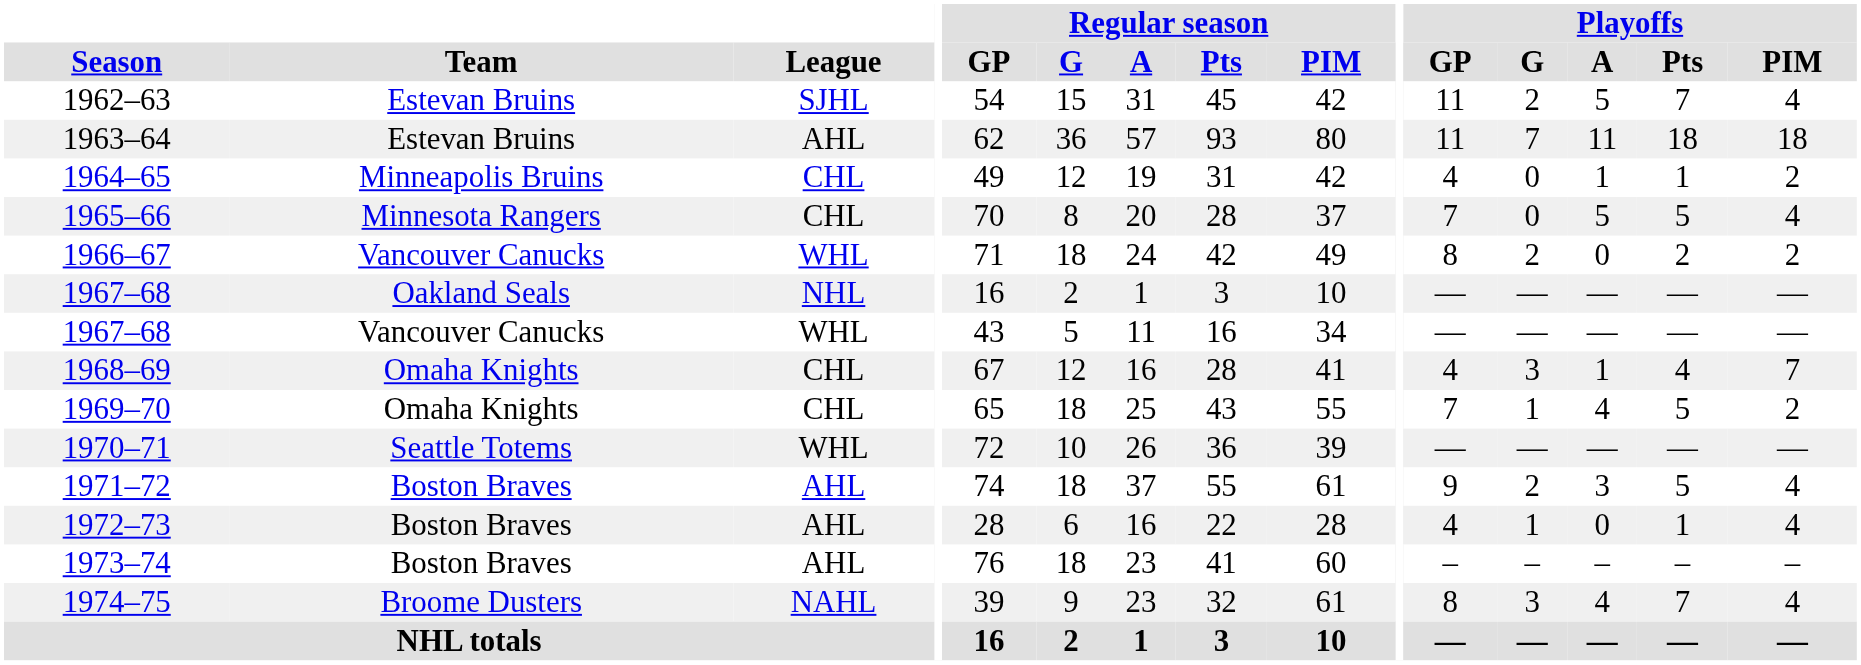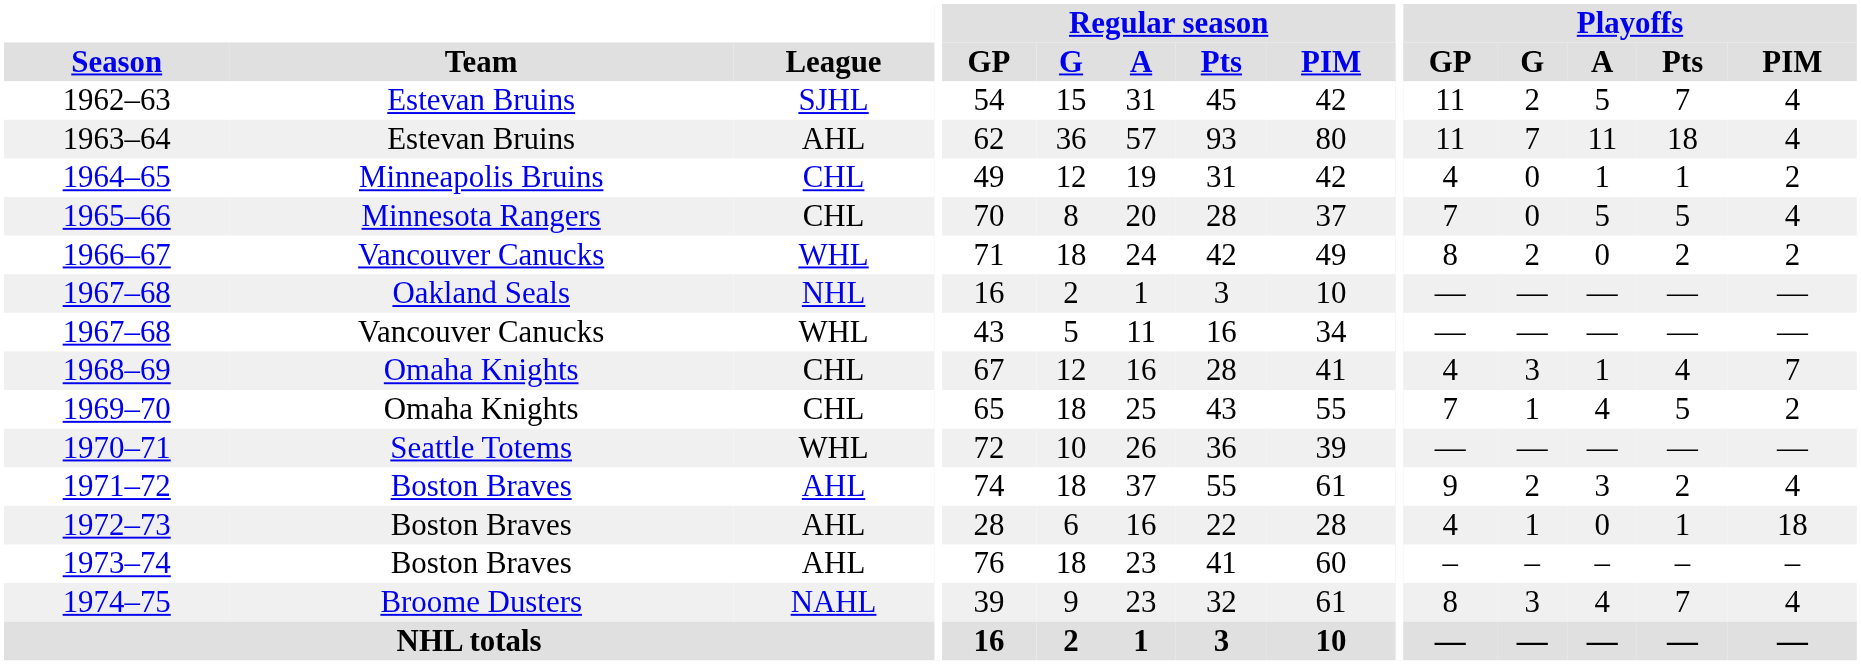(1792, 138) 18 -> (1792, 138) 4
(1683, 486) 5 -> (1683, 486) 2
(1792, 524) 4 -> (1792, 524) 18
